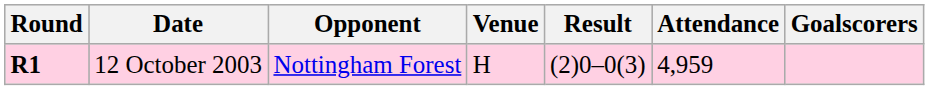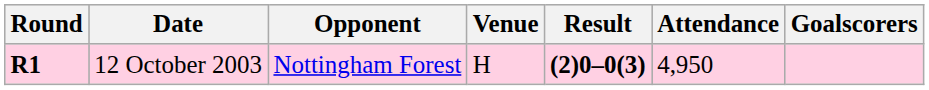(598, 63) normal -> (598, 63) bold
(685, 63) 4,959 -> (685, 63) 4,950
